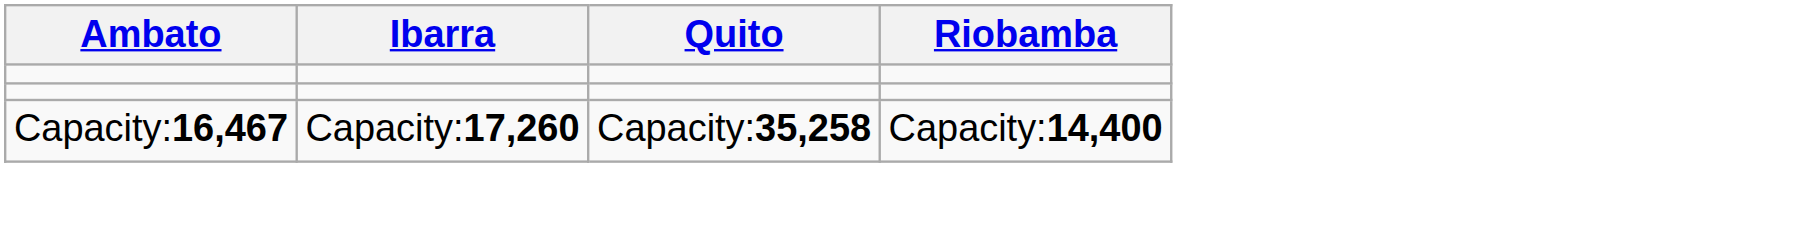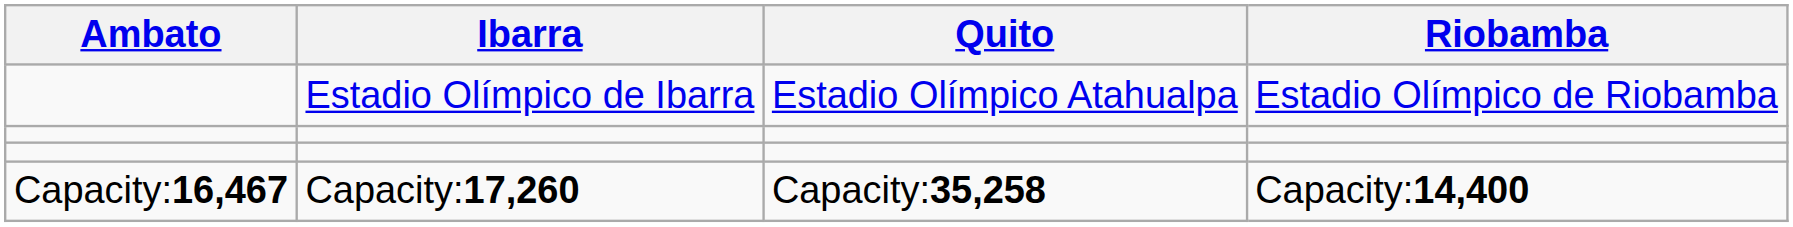+ row: (530, 94)
